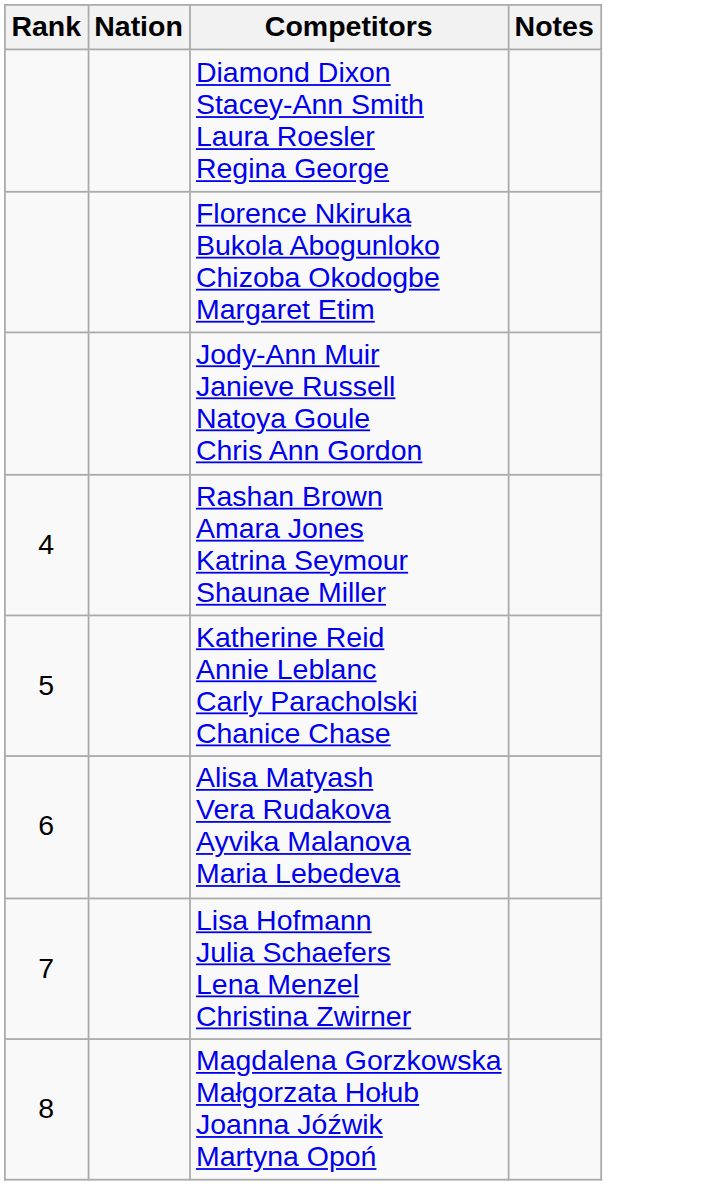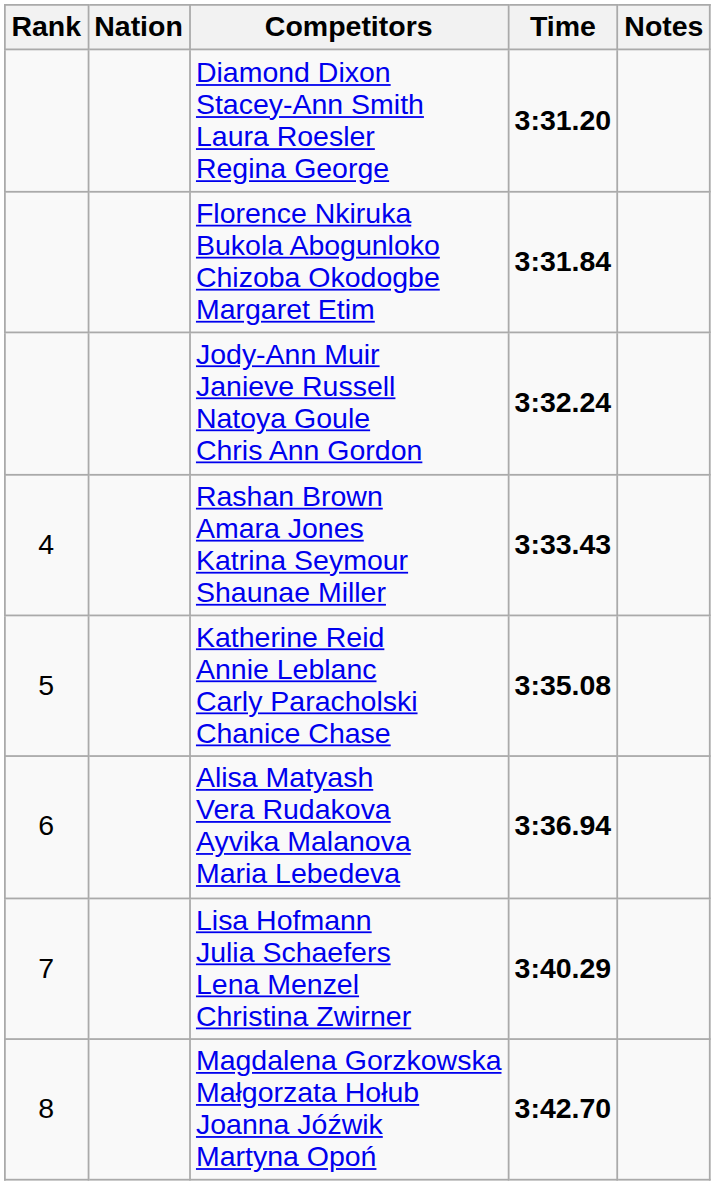+ column: (563, 27)
